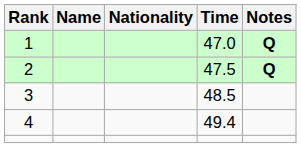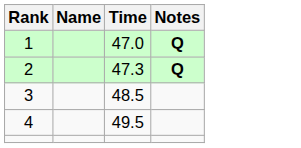- column: (151, 17)
(220, 69) 47.5 -> (128, 69) 47.3
(220, 122) 49.4 -> (128, 122) 49.5
